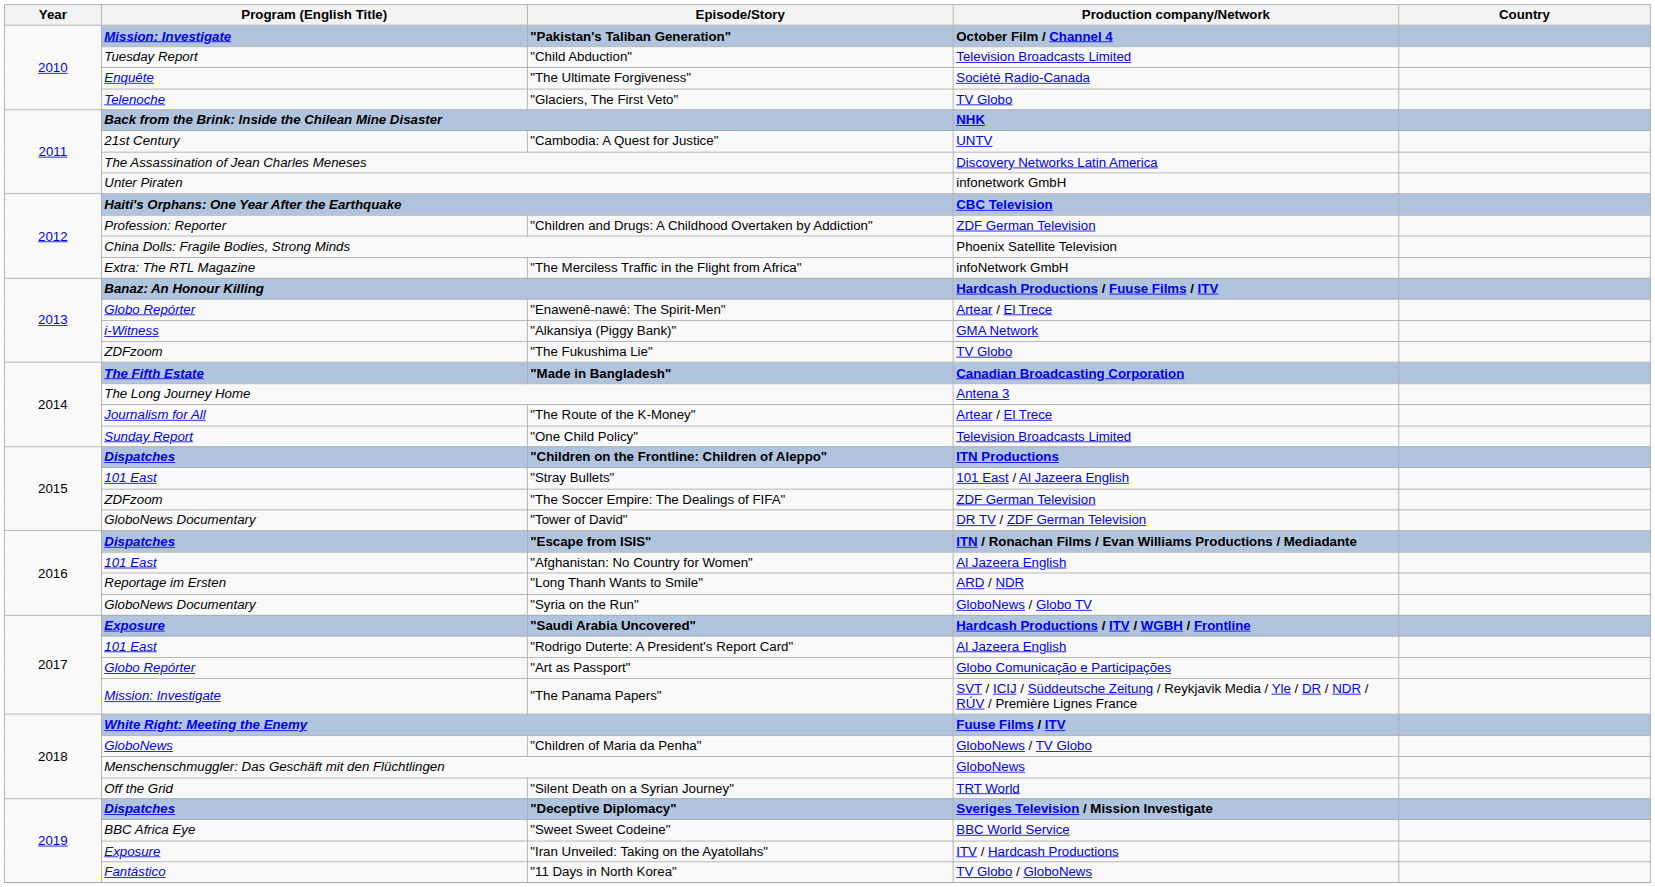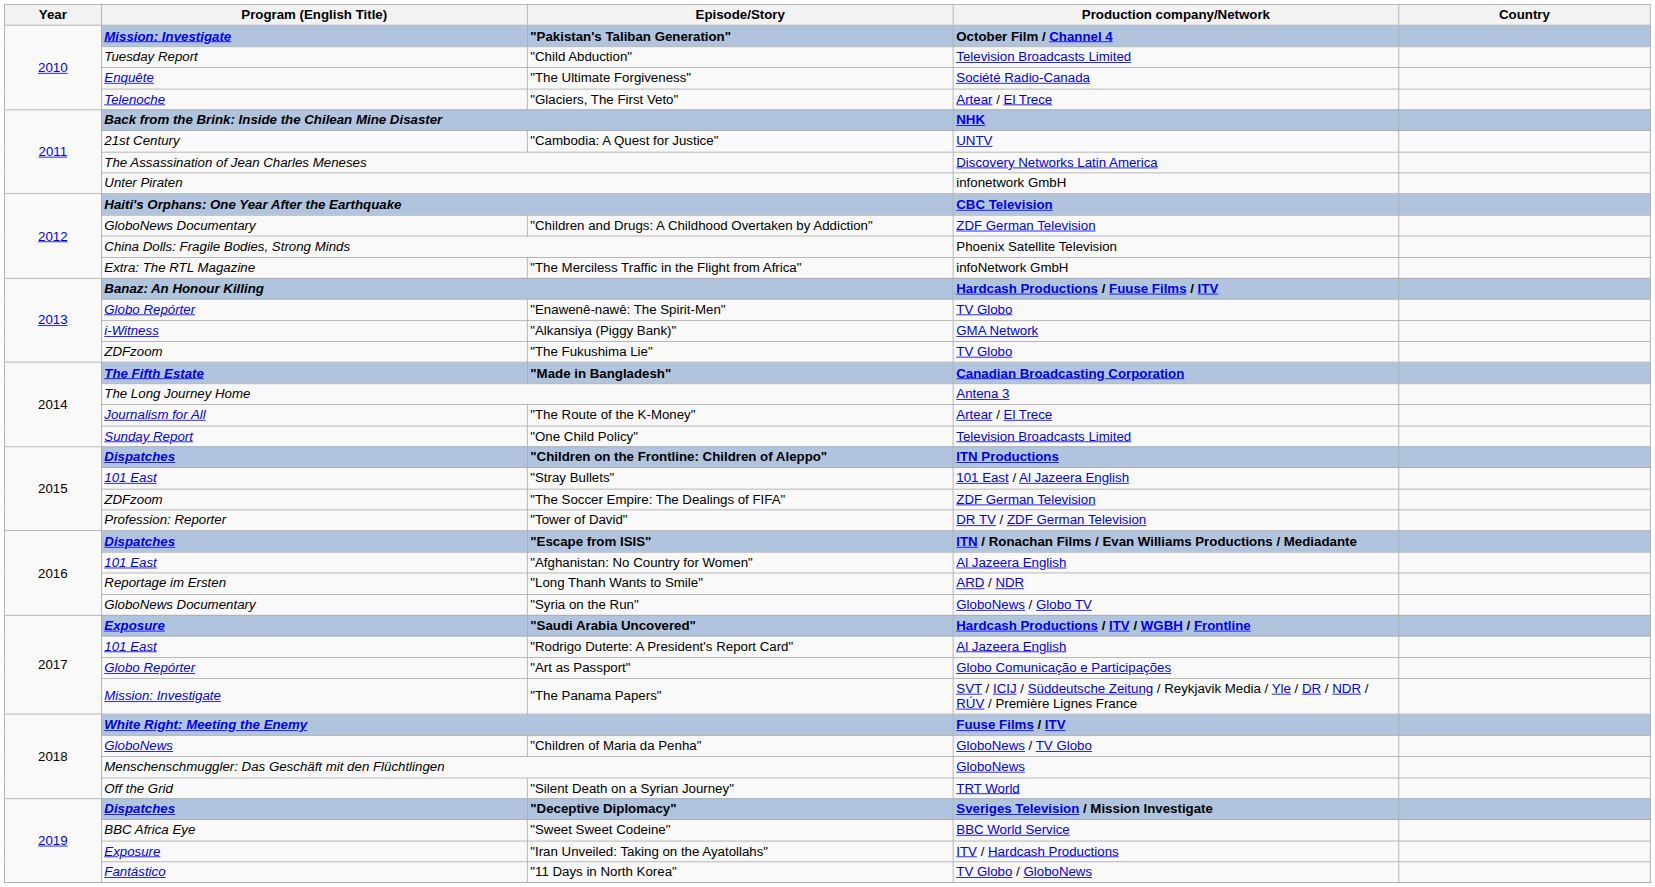(984, 99) TV Globo -> (1004, 99) Artear / El Trece
(165, 225) Profession: Reporter -> (180, 225) GloboNews Documentary
(1004, 309) Artear / El Trece -> (984, 309) TV Globo
(180, 520) GloboNews Documentary -> (165, 520) Profession: Reporter
